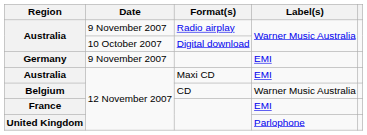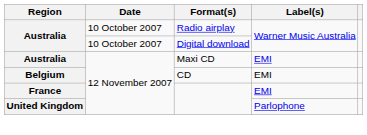(127, 28) 9 November 2007 -> (125, 28) 10 October 2007
- row: (45, 59)
(305, 91) Warner Music Australia -> (263, 75) EMI
